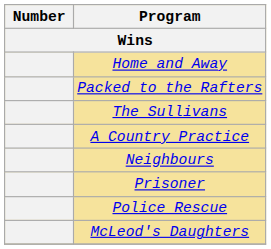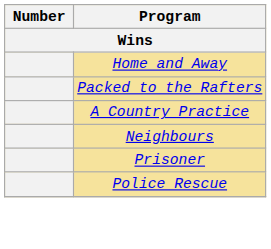- row: (170, 112)
- row: (170, 232)
